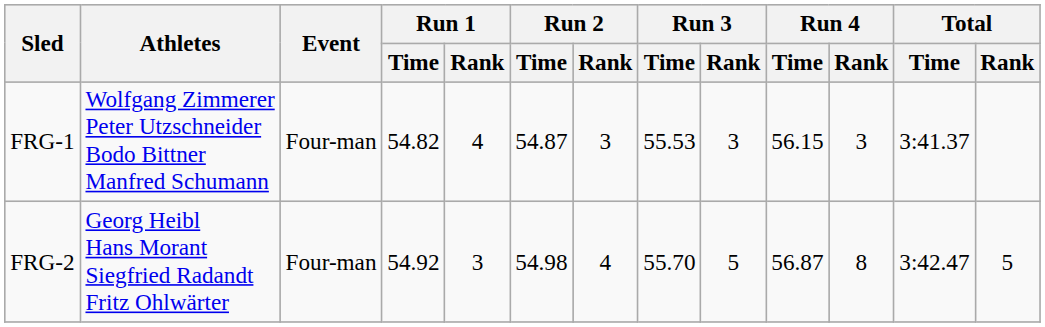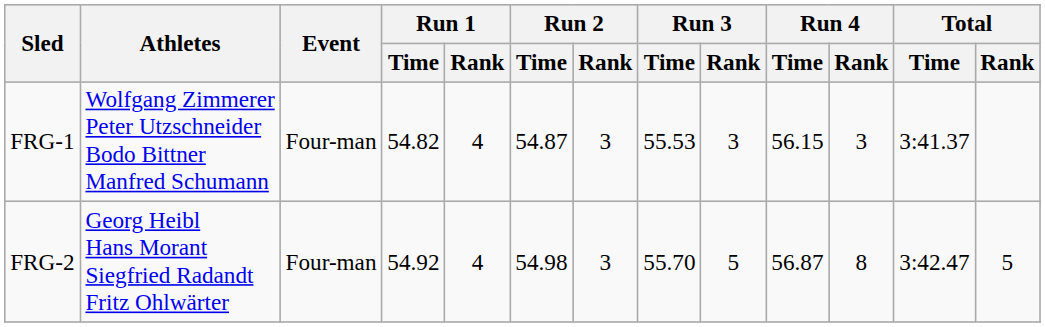(477, 261) 3 -> (477, 261) 4
(605, 261) 4 -> (605, 261) 3
